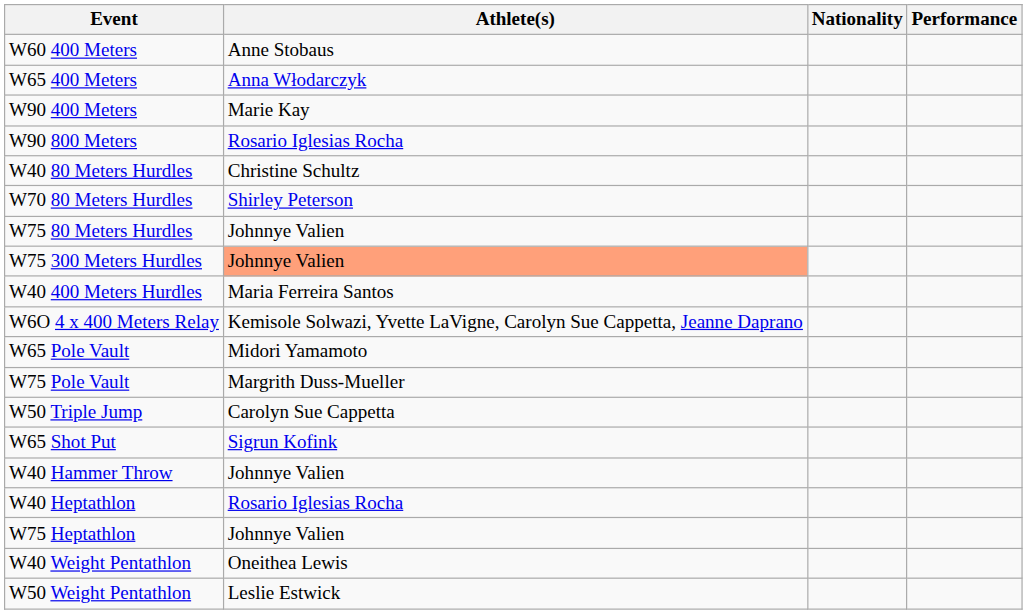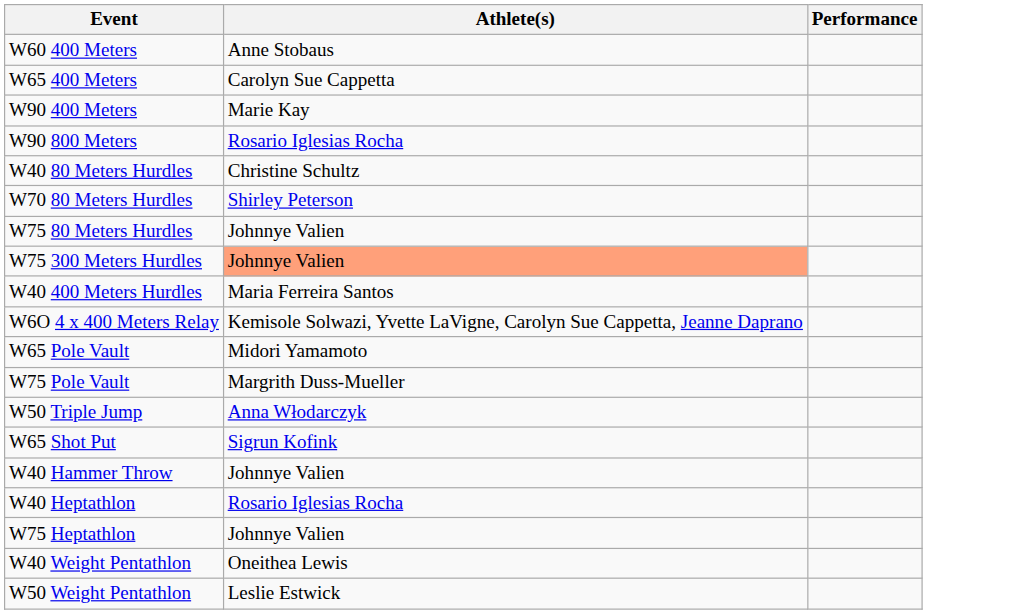- column: (857, 19)
(297, 79) Anna Włodarczyk -> (311, 79) Carolyn Sue Cappetta
(311, 412) Carolyn Sue Cappetta -> (297, 412) Anna Włodarczyk
